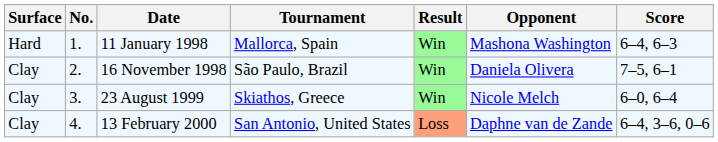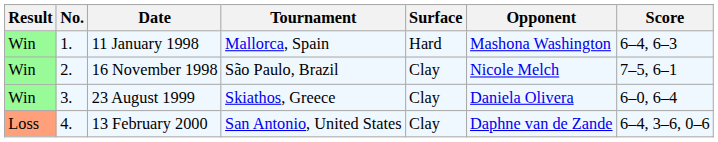columns swapped: (440, 17) <-> (35, 17)
(522, 70) Daniela Olivera -> (515, 70) Nicole Melch
(515, 96) Nicole Melch -> (522, 96) Daniela Olivera
